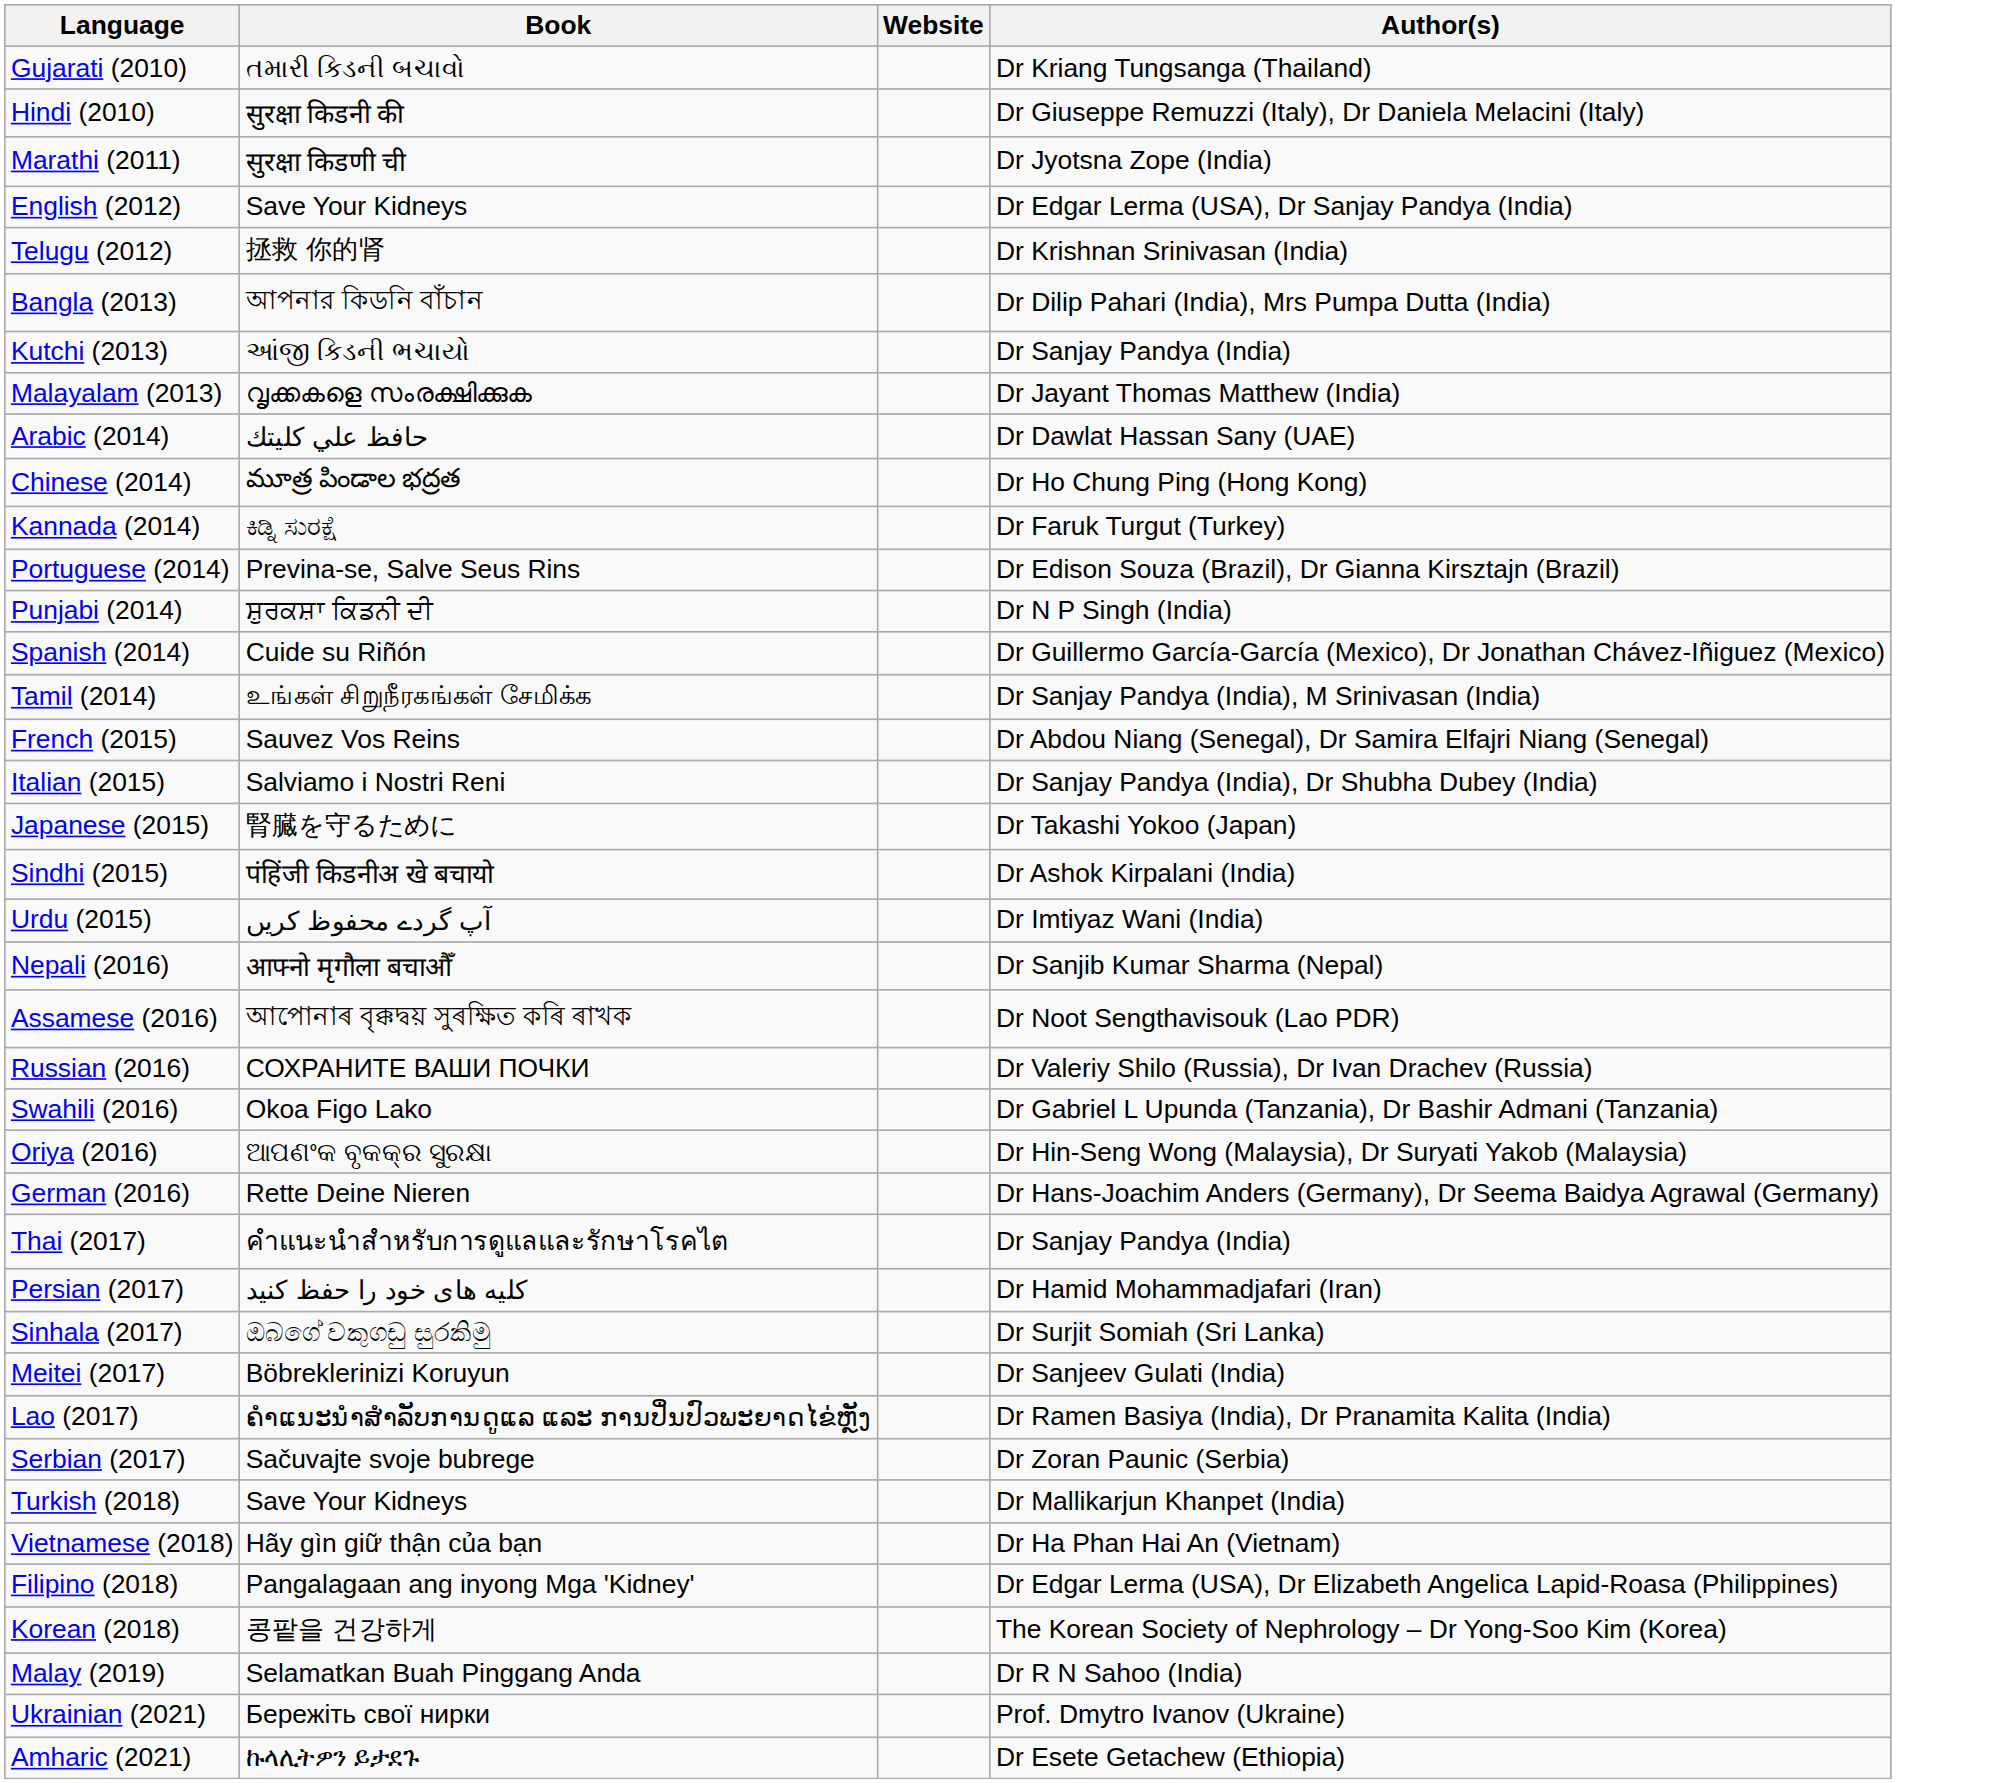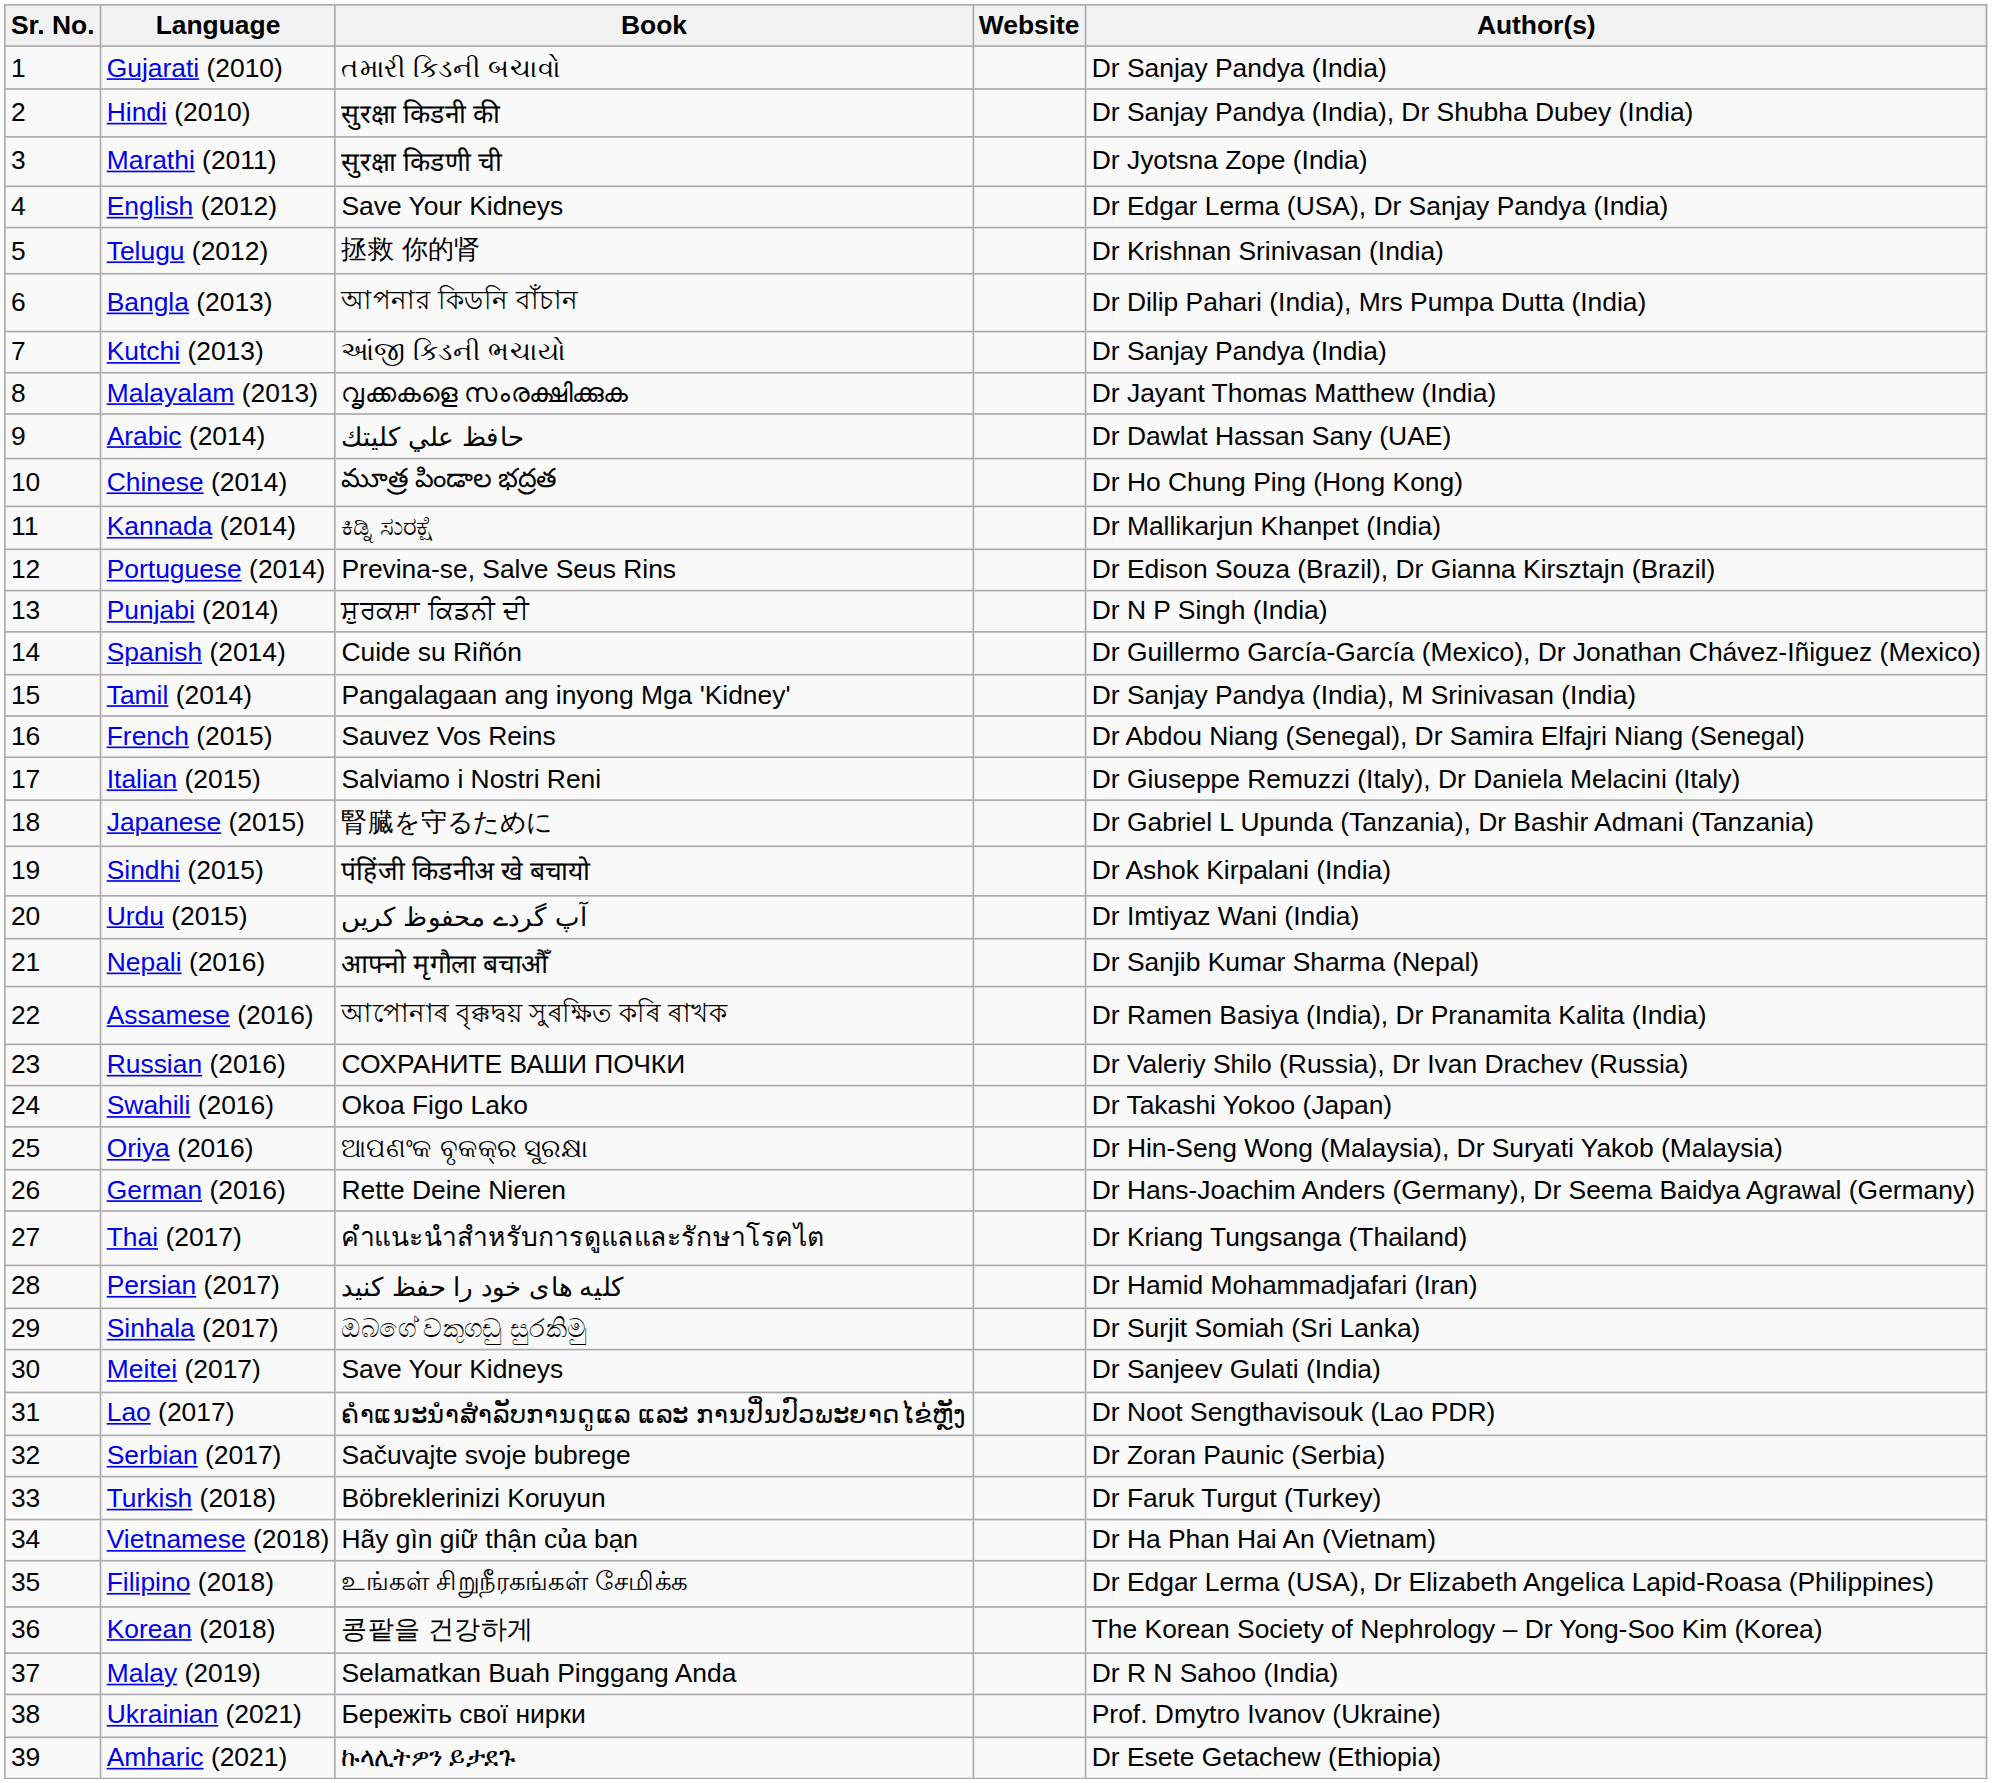+ column: (53, 25)
(1184, 67) Dr Kriang Tungsanga (Thailand) -> (1239, 67) Dr Sanjay Pandya (India)
(1320, 112) Dr Giuseppe Remuzzi (Italy), Dr Daniela Melacini (Italy) -> (1393, 112) Dr Sanjay Pandya (India), Dr Shubha Dubey (India)
(1141, 527) Dr Faruk Turgut (Turkey) -> (1266, 527) Dr Mallikarjun Khanpet (India)
(419, 694) உங்கள் சிறுநீரகங்கள் சேமிக்க -> (566, 694) Pangalagaan ang inyong Mga 'Kidney'
(1297, 781) Dr Sanjay Pandya (India), Dr Shubha Dubey (India) -> (1416, 778) Dr Giuseppe Remuzzi (Italy), Dr Daniela Melacini (Italy)
(1146, 826) Dr Takashi Yokoo (Japan) -> (1453, 822) Dr Gabriel L Upunda (Tanzania), Dr Bashir Admani (Tanzania)
(1198, 1018) Dr Noot Sengthavisouk (Lao PDR) -> (1399, 1015) Dr Ramen Basiya (India), Dr Pranamita Kalita (India)
(1357, 1109) Dr Gabriel L Upunda (Tanzania), Dr Bashir Admani (Tanzania) -> (1242, 1106) Dr Takashi Yokoo (Japan)
(1143, 1240) Dr Sanjay Pandya (India) -> (1280, 1237) Dr Kriang Tungsanga (Thailand)
(378, 1373) Böbreklerinizi Koruyun -> (452, 1370) Save Your Kidneys
(1303, 1416) Dr Ramen Basiya (India), Dr Pranamita Kalita (India) -> (1294, 1413) Dr Noot Sengthavisouk (Lao PDR)
(356, 1501) Save Your Kidneys -> (474, 1497) Böbreklerinizi Koruyun
(1171, 1501) Dr Mallikarjun Khanpet (India) -> (1236, 1497) Dr Faruk Turgut (Turkey)
(470, 1584) Pangalagaan ang inyong Mga 'Kidney' -> (515, 1581) உங்கள் சிறுநீரகங்கள் சேமிக்க
